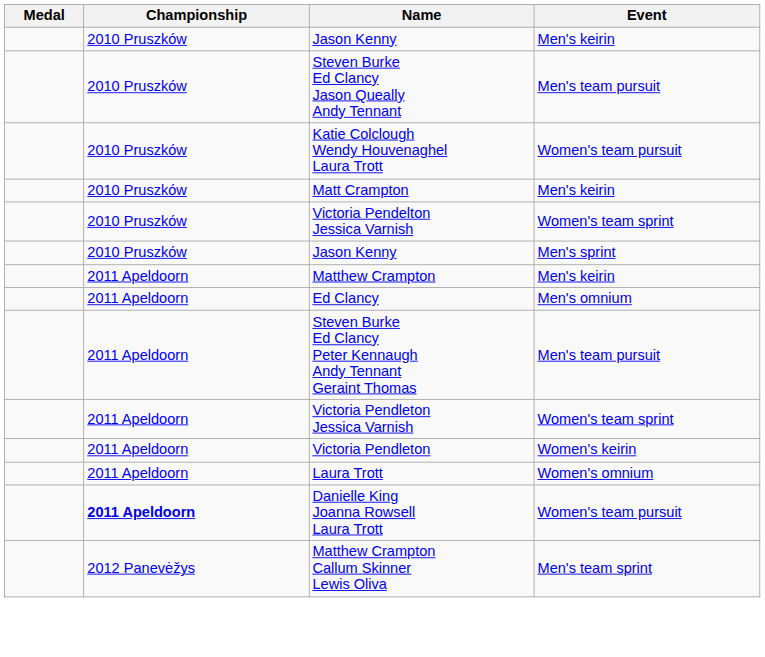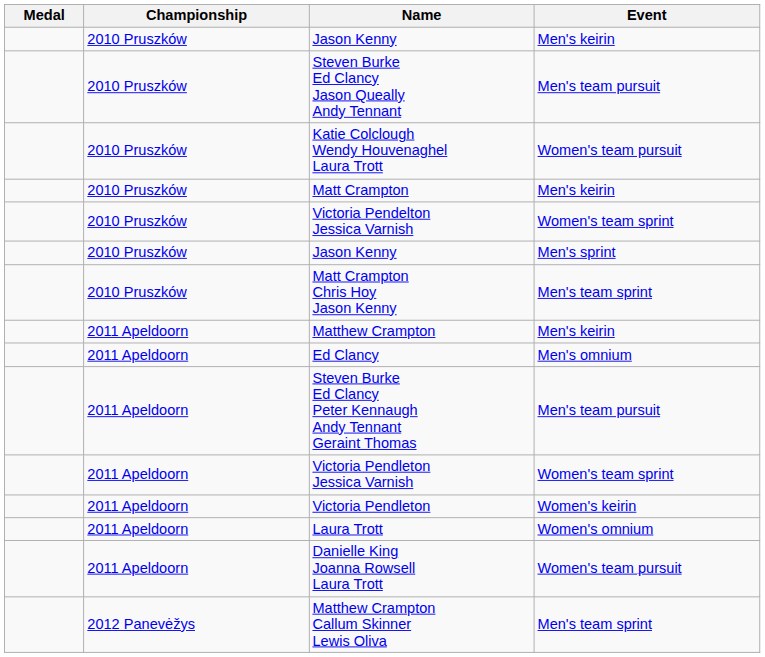+ row: (361, 292)
(141, 512) bold -> (138, 568) normal
